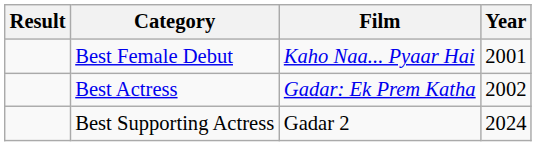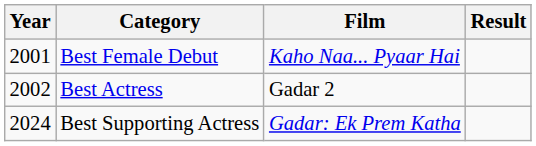columns swapped: (506, 21) <-> (38, 21)
(380, 89) Gadar: Ek Prem Katha -> (302, 89) Gadar 2
(317, 123) Gadar 2 -> (365, 123) Gadar: Ek Prem Katha
